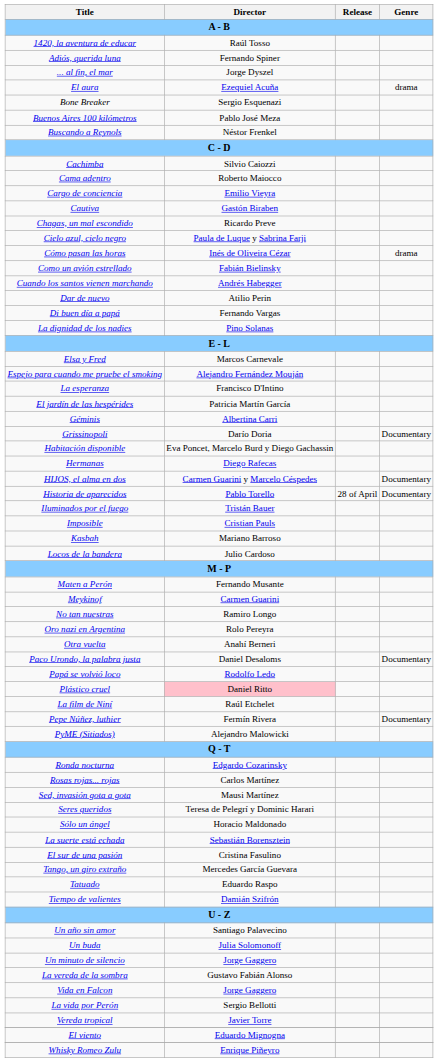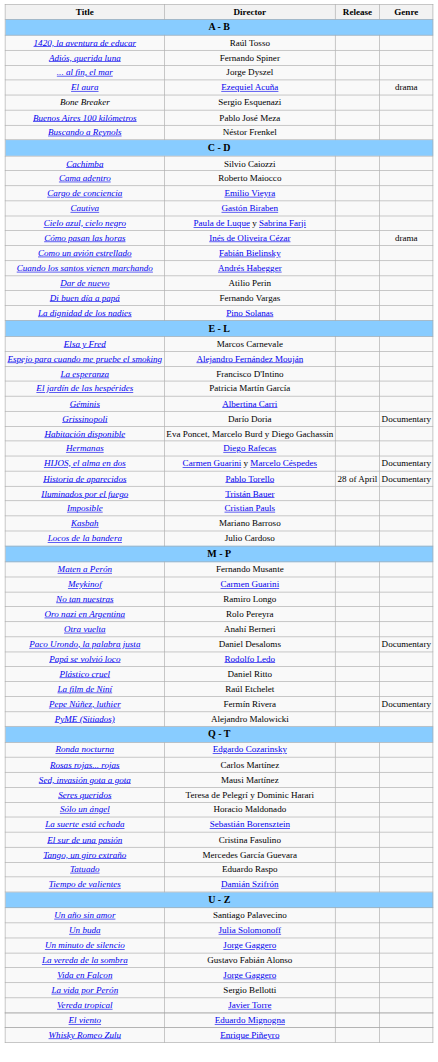- row: (85, 223)
(250, 689) pink background -> (250, 674) no background
